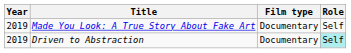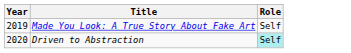- column: (289, 12)
(17, 40) 2019 -> (17, 40) 2020
